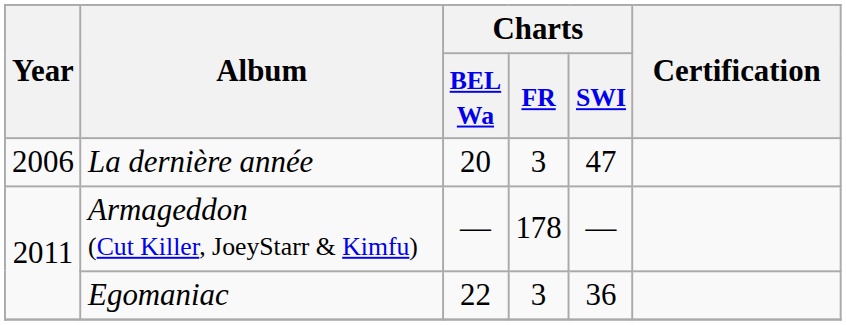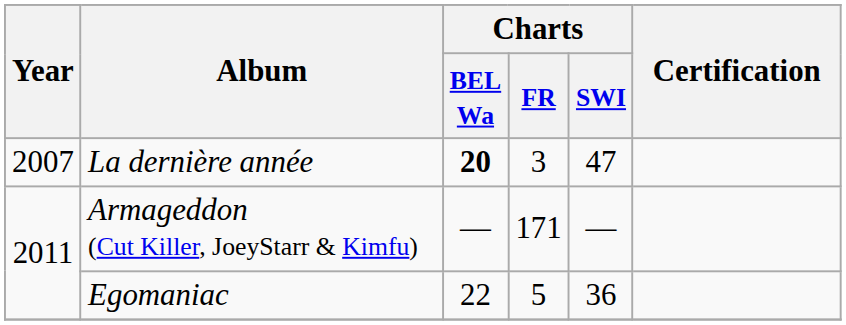(43, 161) 2006 -> (43, 161) 2007
(475, 161) normal -> (475, 161) bold
(539, 228) 178 -> (539, 228) 171
(539, 294) 3 -> (539, 294) 5
